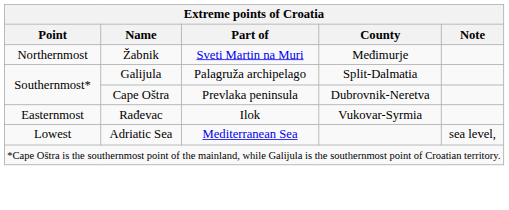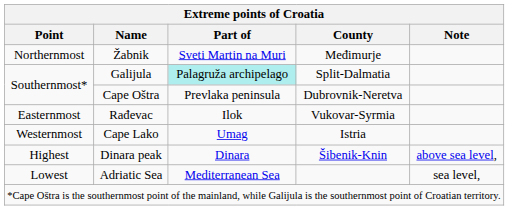(250, 74) no background -> (232, 74) paleturquoise background
+ row: (131, 134)
+ row: (131, 154)
